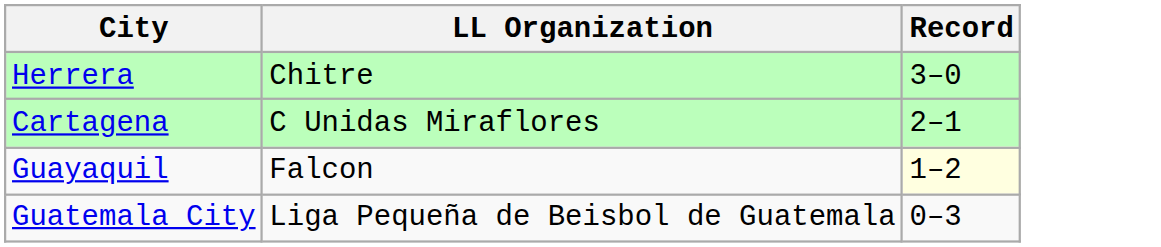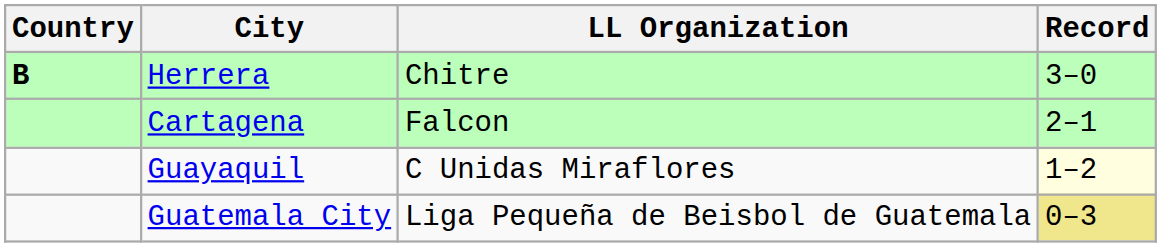+ column: (73, 29)
(435, 123) C Unidas Miraflores -> (457, 123) Falcon
(322, 170) Falcon -> (570, 170) C Unidas Miraflores
(936, 218) no background -> (1071, 218) khaki background
